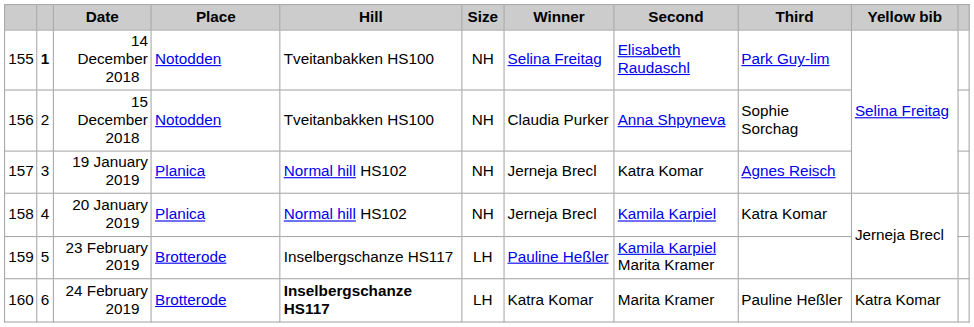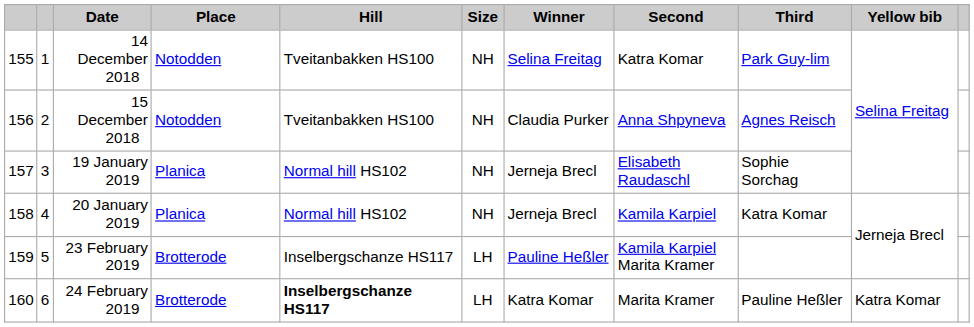(45, 59) bold -> (45, 59) normal
(654, 59) Elisabeth Raudaschl -> (661, 59) Katra Komar
(770, 119) Sophie Sorchag -> (788, 119) Agnes Reisch
(661, 171) Katra Komar -> (654, 171) Elisabeth Raudaschl
(788, 171) Agnes Reisch -> (770, 171) Sophie Sorchag
